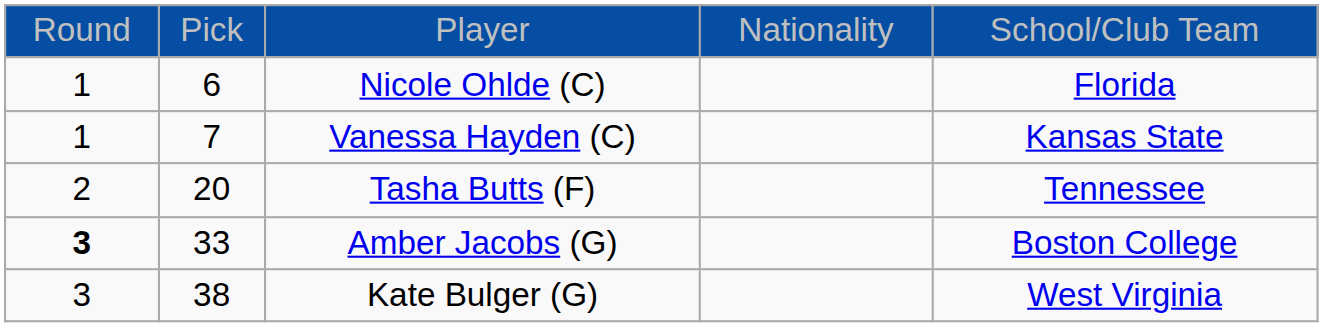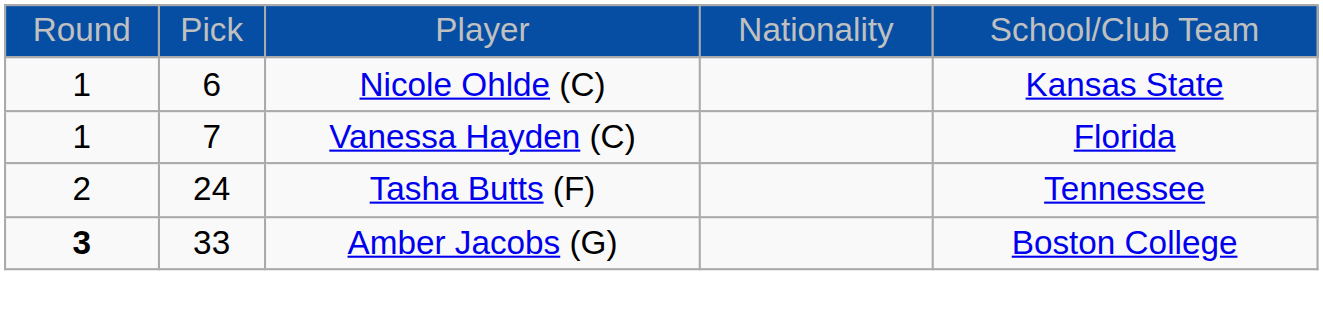(1125, 83) Florida -> (1125, 83) Kansas State
(1125, 136) Kansas State -> (1125, 136) Florida
(212, 189) 20 -> (212, 189) 24
- row: (483, 294)
